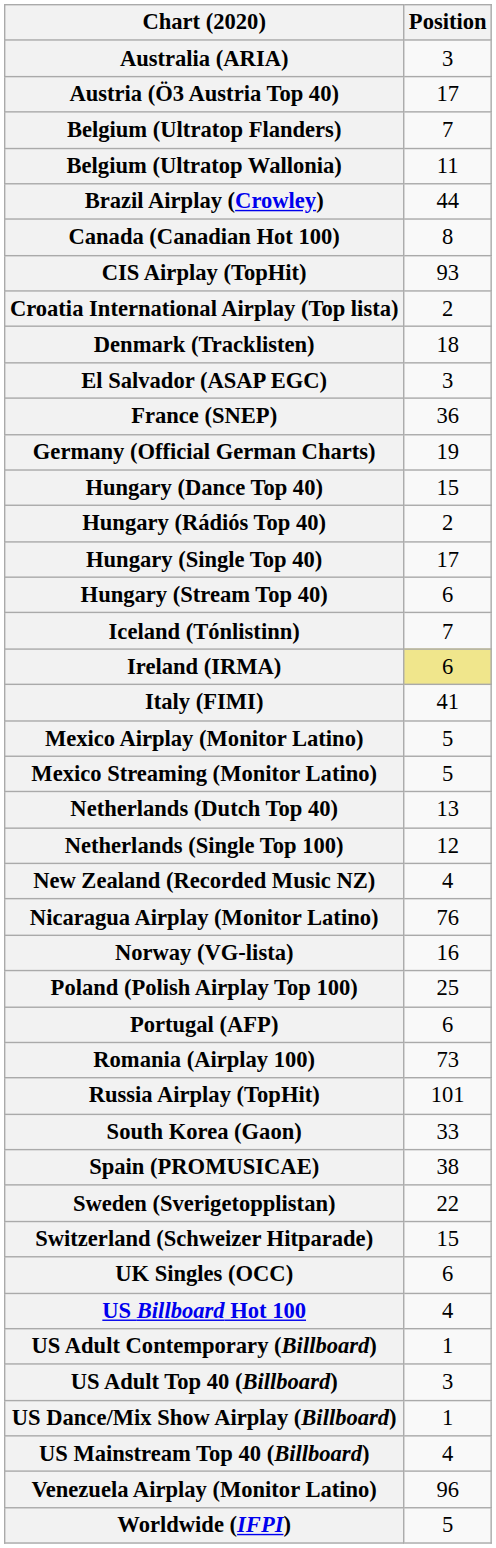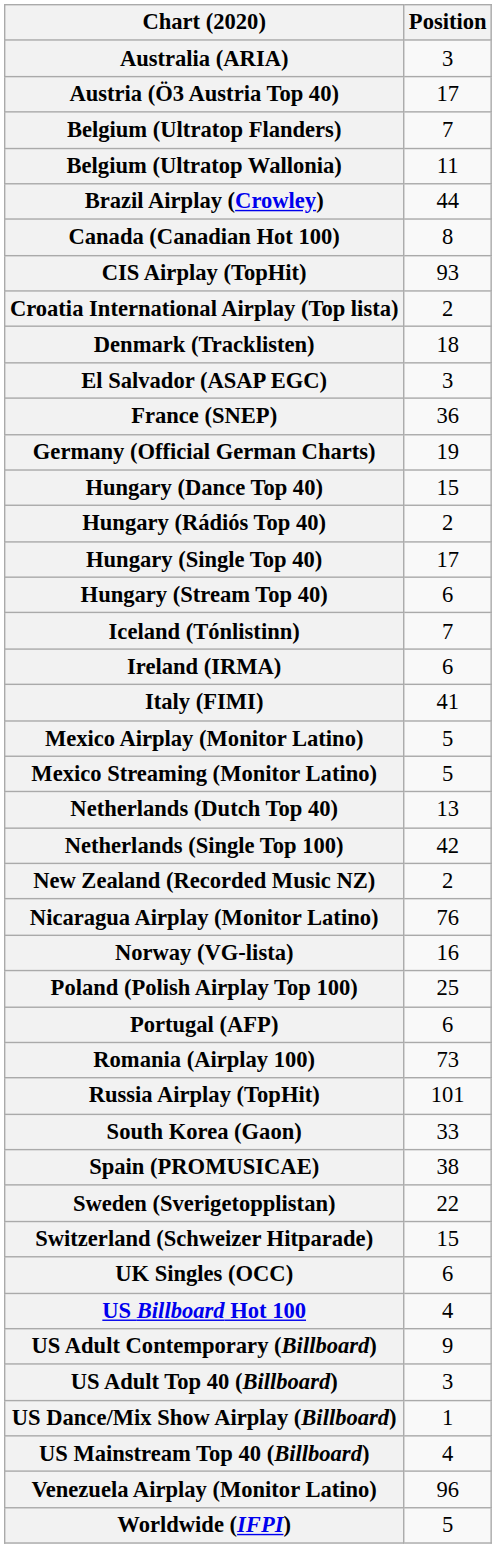(448, 666) khaki background -> (448, 666) no background
(448, 845) 12 -> (448, 845) 42
(448, 881) 4 -> (448, 881) 2
(448, 1346) 1 -> (448, 1346) 9
